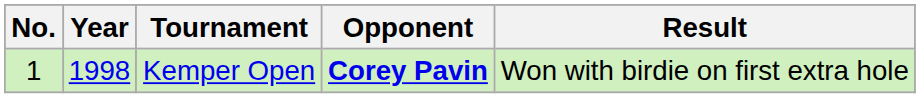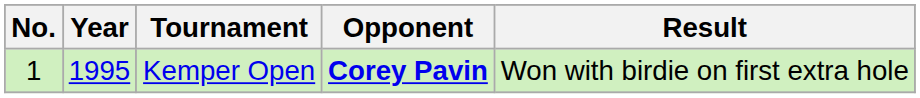(99, 71) 1998 -> (99, 71) 1995
